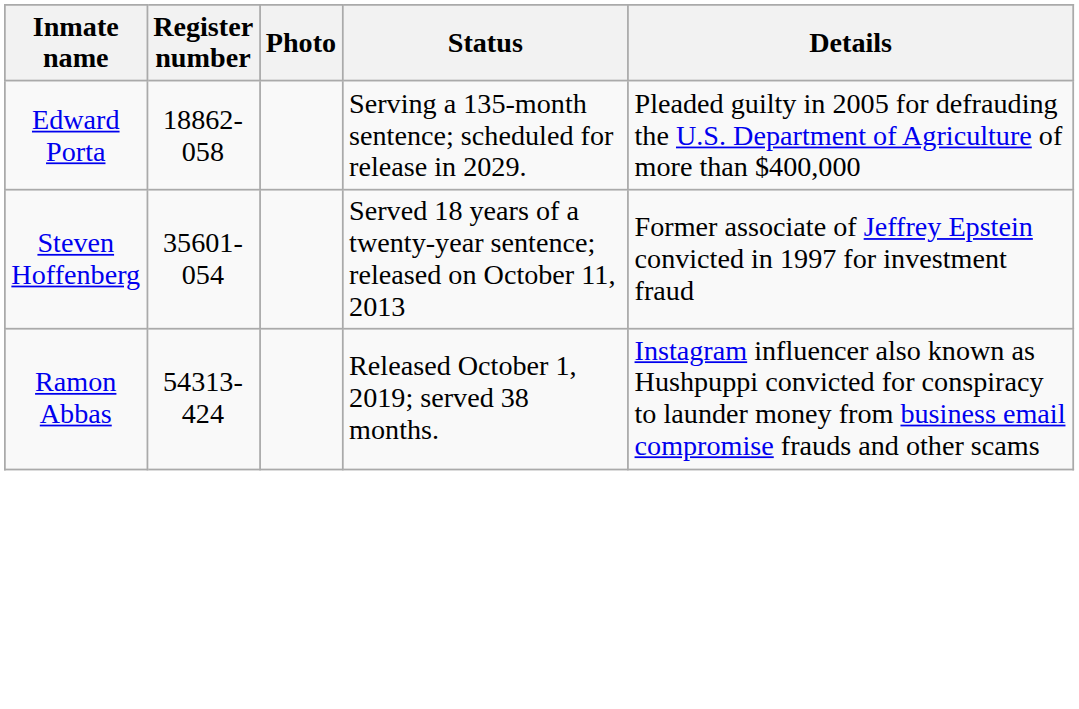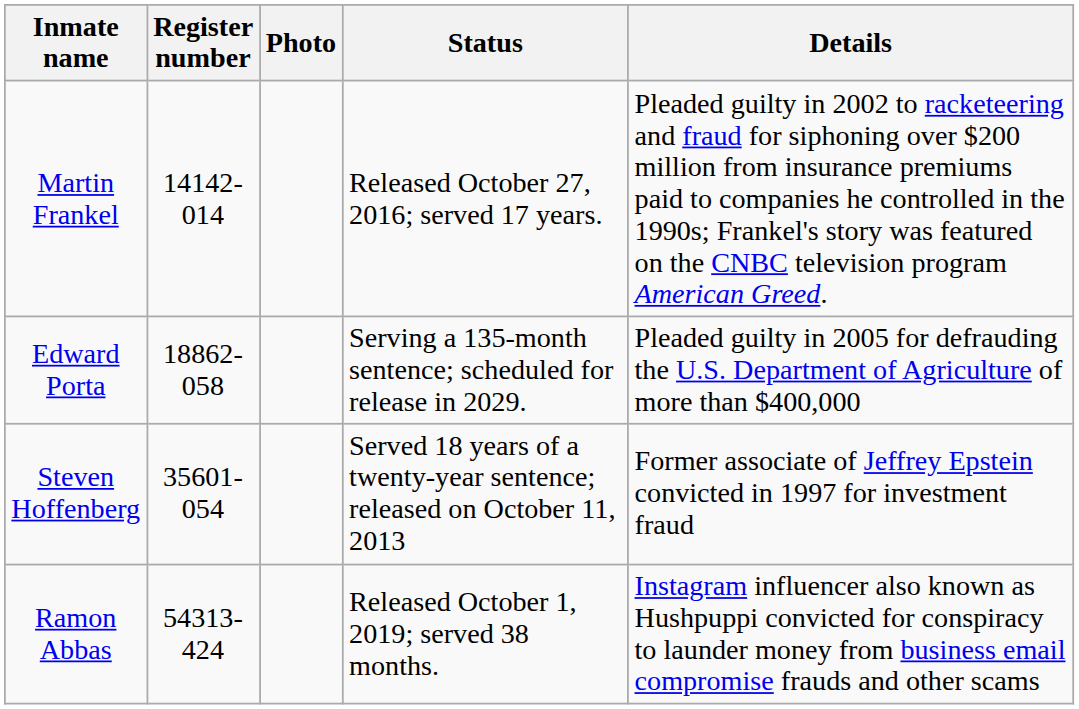+ row: (76, 198)
